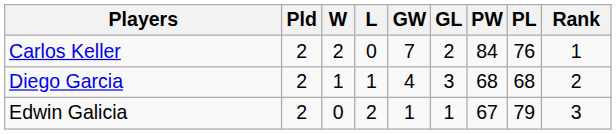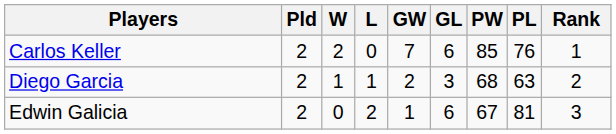(449, 50) 2 -> (449, 50) 6
(487, 50) 84 -> (487, 50) 85
(409, 81) 4 -> (409, 81) 2
(524, 81) 68 -> (524, 81) 63
(449, 112) 1 -> (449, 112) 6
(524, 112) 79 -> (524, 112) 81
